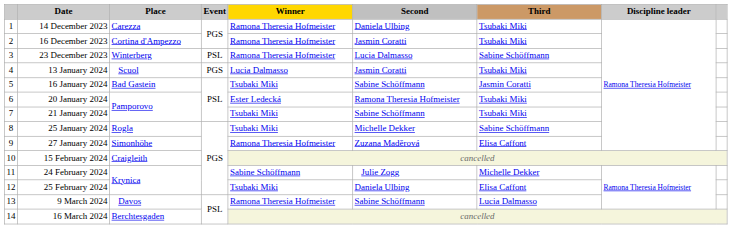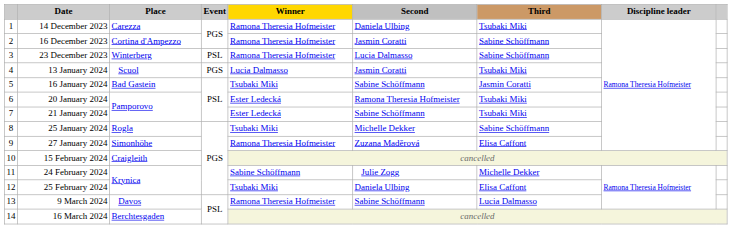(503, 40) Tsubaki Miki -> (514, 40) Sabine Schöffmann
(254, 113) Tsubaki Miki -> (256, 113) Ester Ledecká
